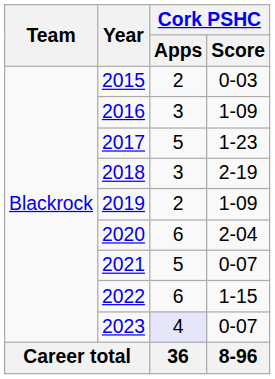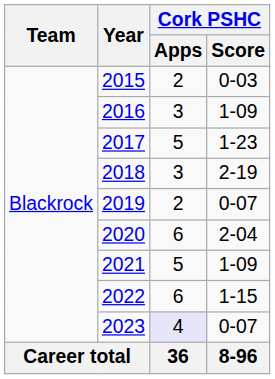(238, 204) 1-09 -> (238, 204) 0-07
(238, 265) 0-07 -> (238, 265) 1-09
